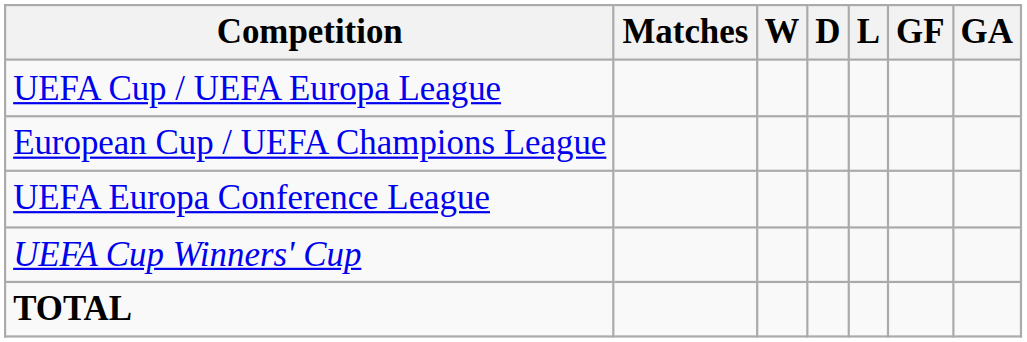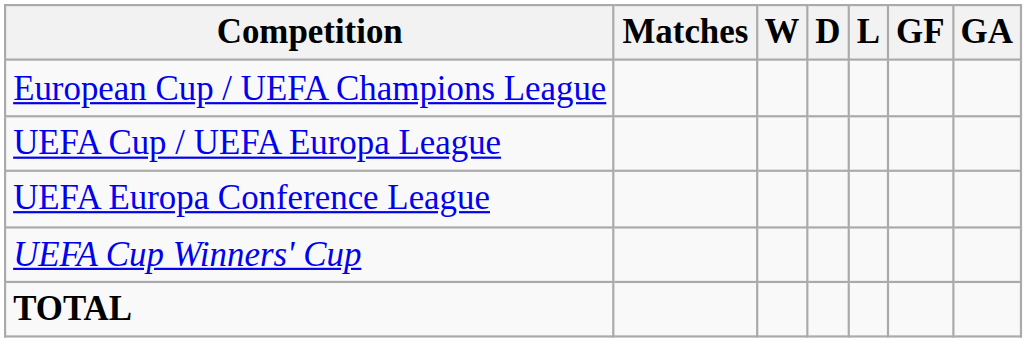rows swapped: (310, 142) <-> (257, 87)
